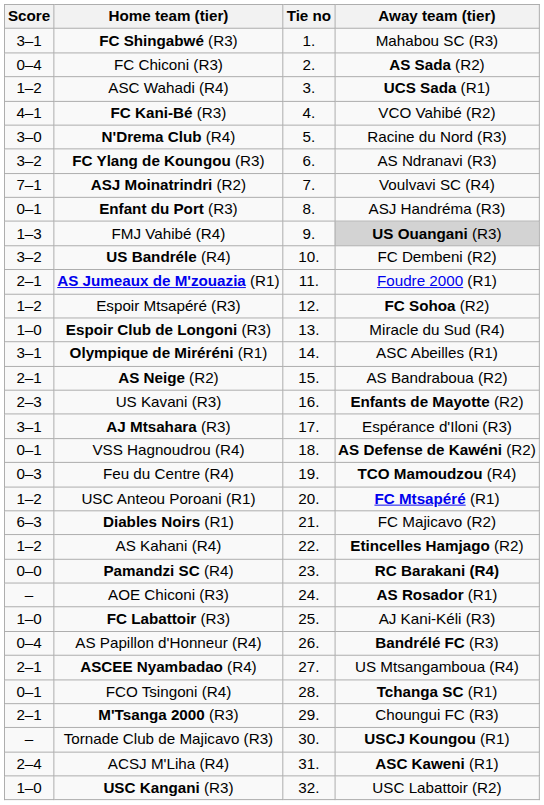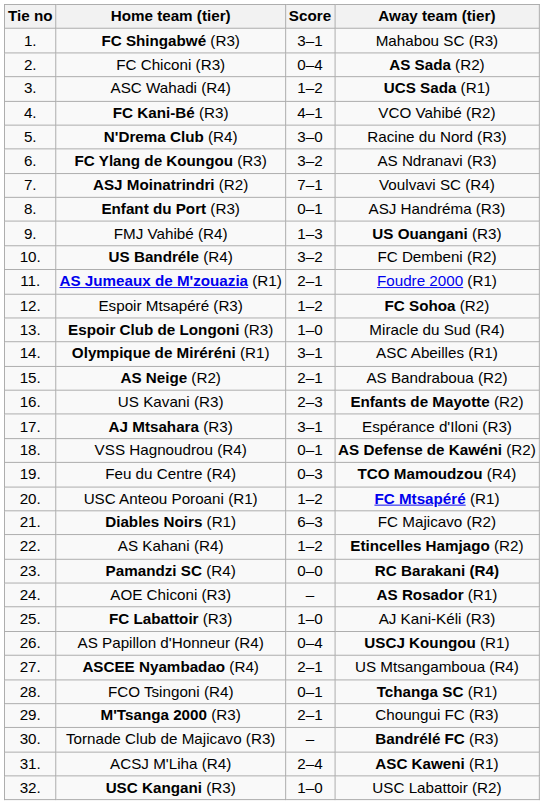columns swapped: (309, 16) <-> (29, 16)
(437, 233) lightgrey background -> (437, 233) no background
(437, 643) Bandrélé FC (R3) -> (437, 643) USCJ Koungou (R1)
(437, 739) USCJ Koungou (R1) -> (437, 739) Bandrélé FC (R3)
